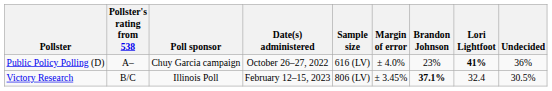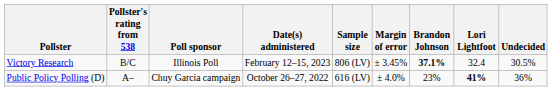rows swapped: (40, 78) <-> (55, 62)
